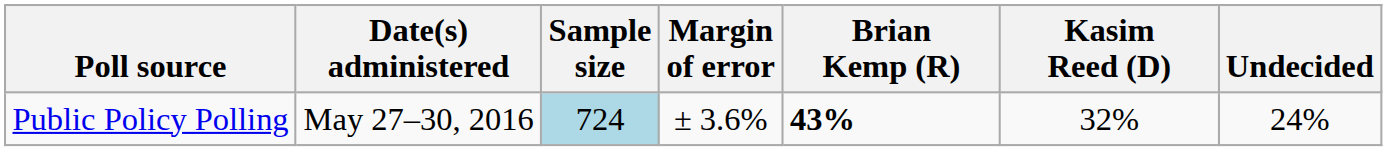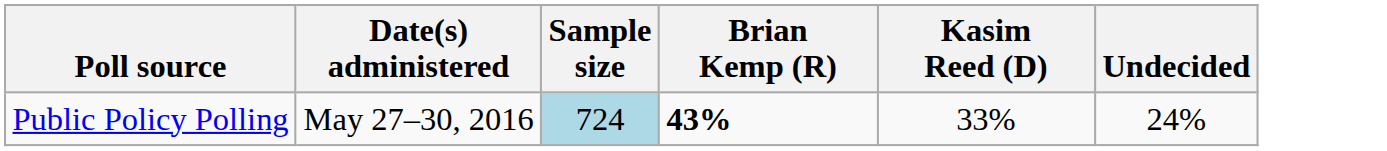- column: (721, 48)
(1109, 118) 32% -> (986, 118) 33%
